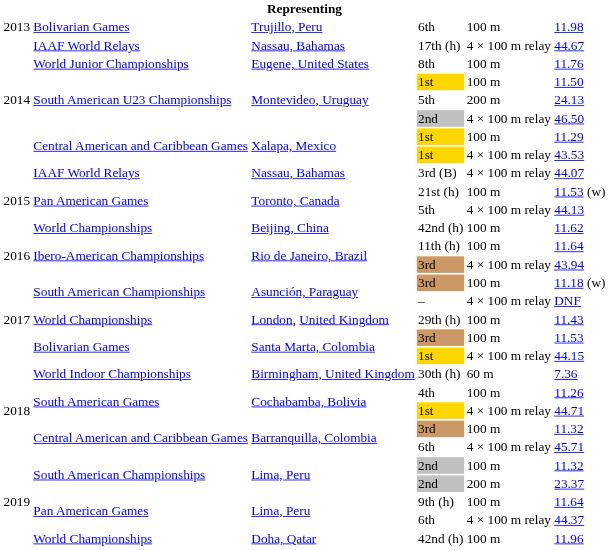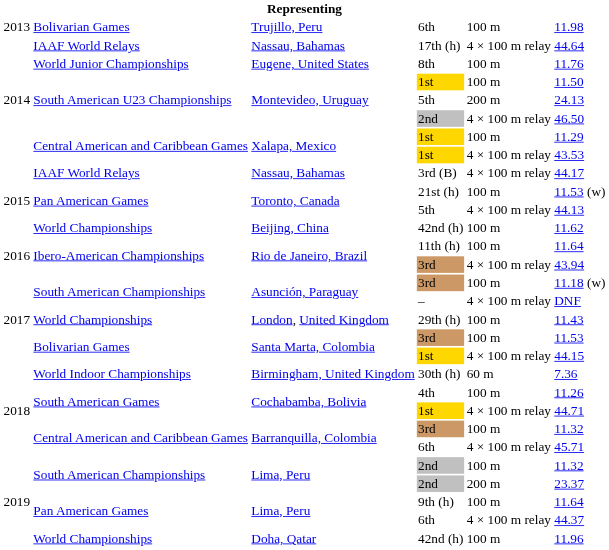(569, 45) 44.67 -> (569, 45) 44.64
(569, 173) 44.07 -> (569, 173) 44.17
